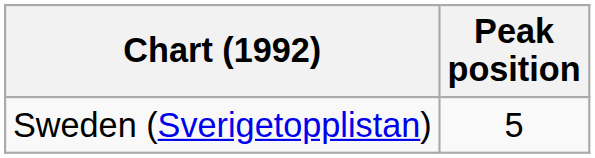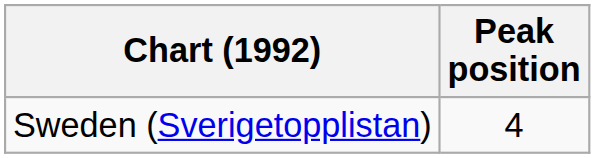(514, 124) 5 -> (514, 124) 4
